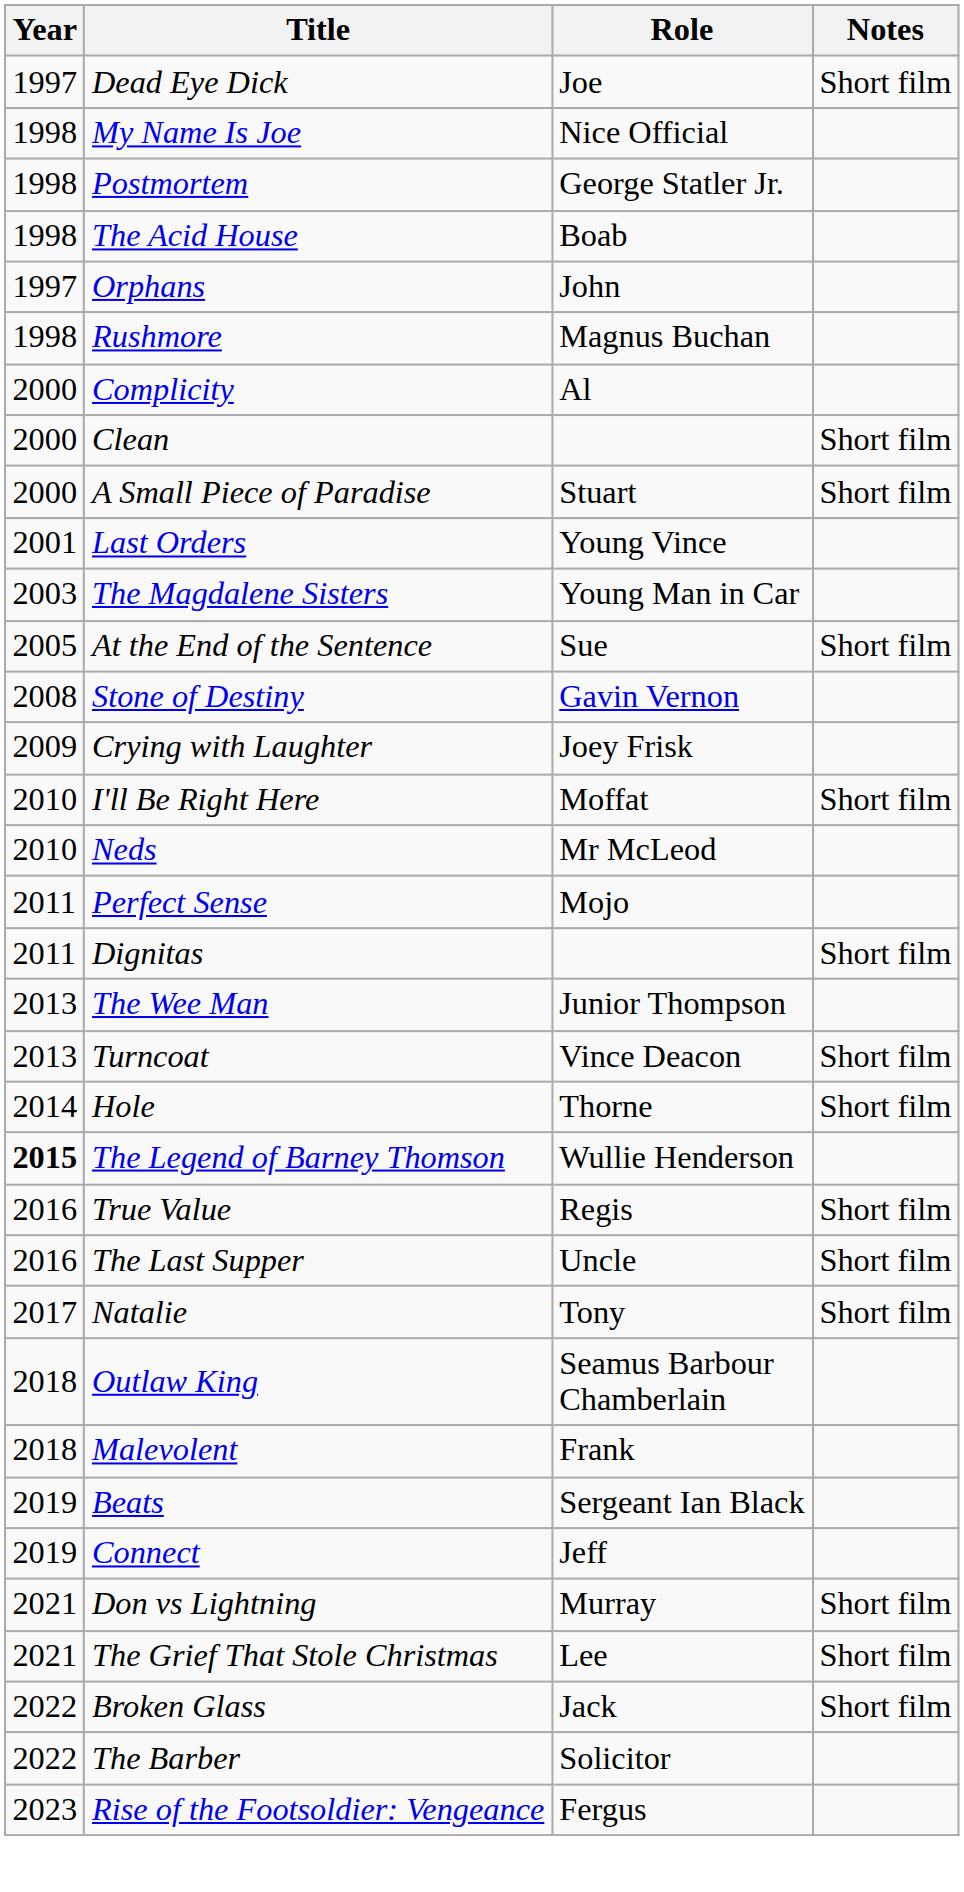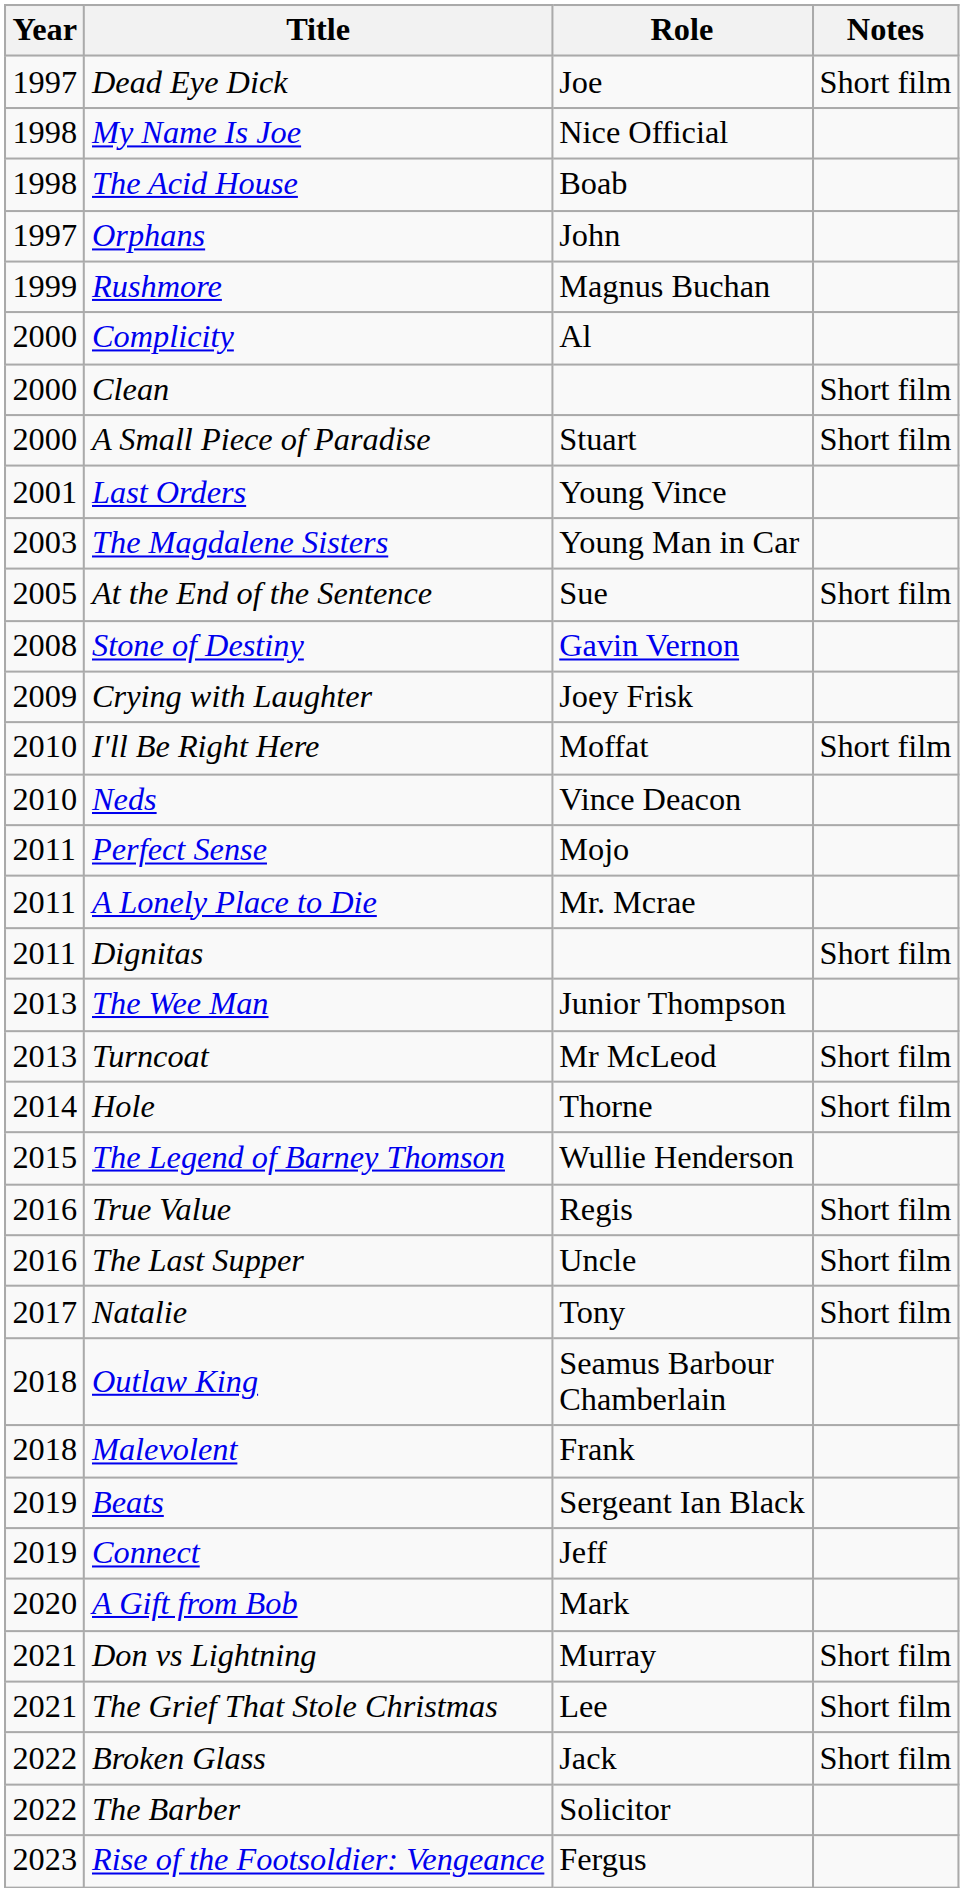- row: (170, 183)
(45, 337) 1998 -> (45, 286) 1999
(638, 850) Mr McLeod -> (650, 798) Vince Deacon
+ row: (234, 901)
(650, 1055) Vince Deacon -> (638, 1055) Mr McLeod
(45, 1157) bold -> (45, 1157) normal
+ row: (195, 1604)
